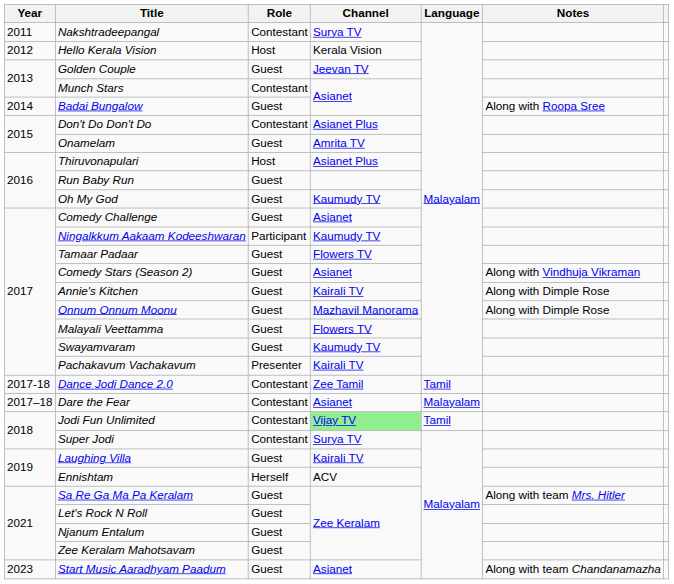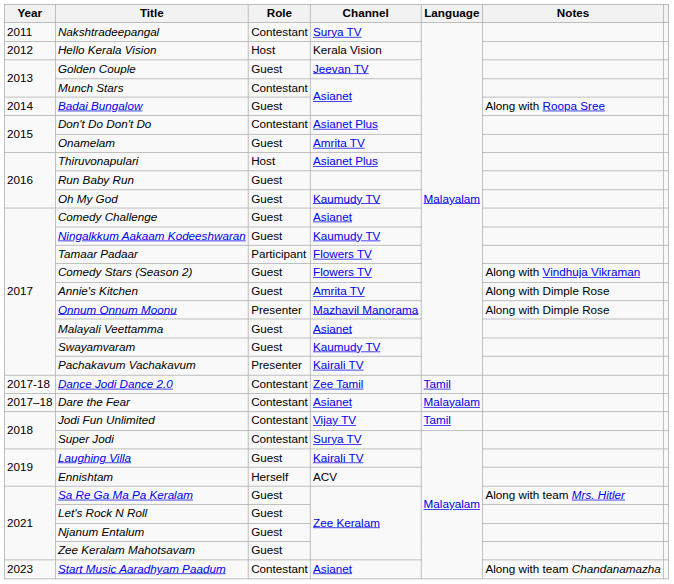(279, 236) Participant -> (267, 236) Guest
(267, 254) Guest -> (279, 254) Participant
(333, 273) Asianet -> (342, 273) Flowers TV
(338, 291) Kairali TV -> (339, 291) Amrita TV
(267, 310) Guest -> (276, 310) Presenter
(342, 328) Flowers TV -> (333, 328) Asianet
(335, 421) lightgreen background -> (335, 421) no background
(267, 569) Guest -> (279, 569) Contestant
